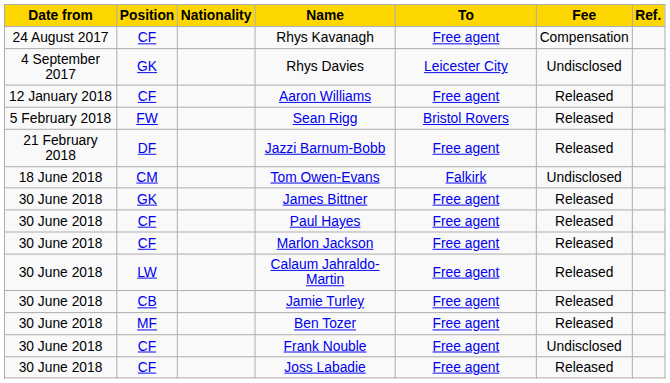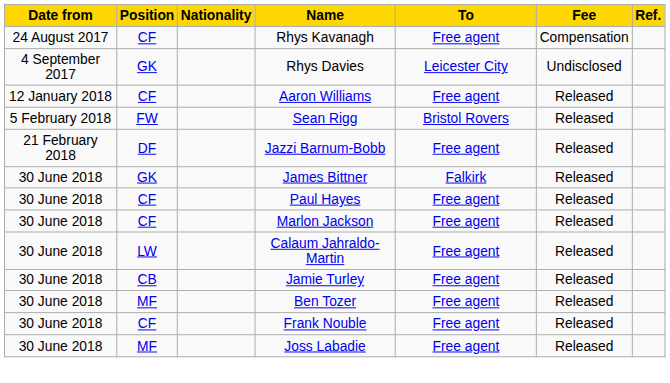- row: (325, 178)
(466, 199) Free agent -> (466, 178) Falkirk
(584, 346) Undisclosed -> (584, 324) Released
(147, 368) CF -> (147, 346) MF
